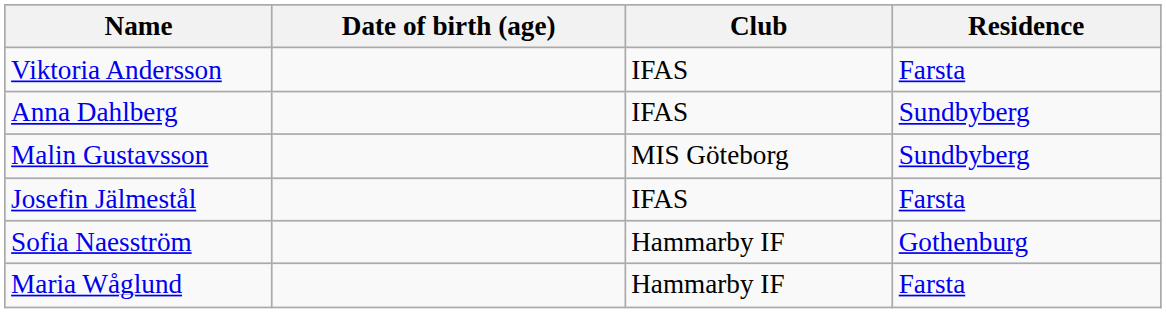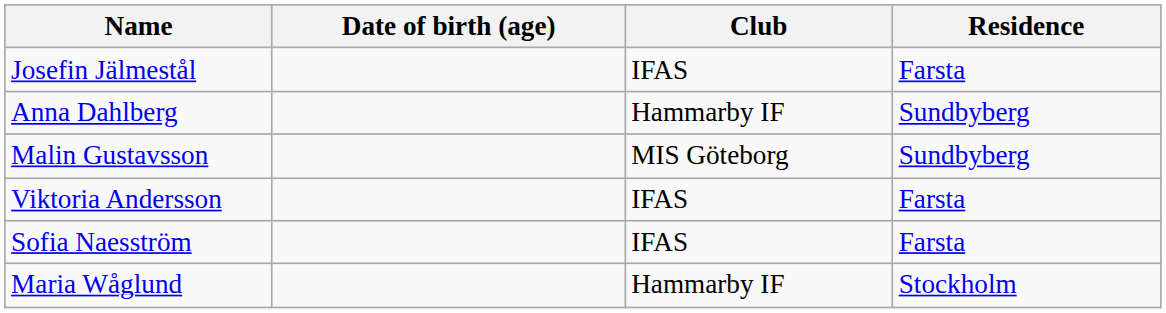rows swapped: (116, 69) <-> (104, 198)
(660, 112) IFAS -> (708, 112) Hammarby IF
(708, 241) Hammarby IF -> (660, 241) IFAS
(963, 241) Gothenburg -> (932, 241) Farsta
(932, 284) Farsta -> (958, 284) Stockholm
